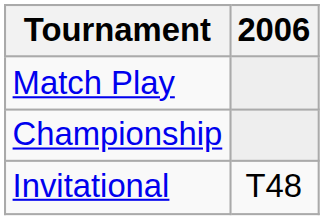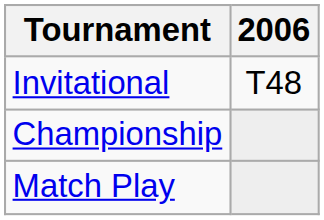rows swapped: (94, 82) <-> (91, 186)
